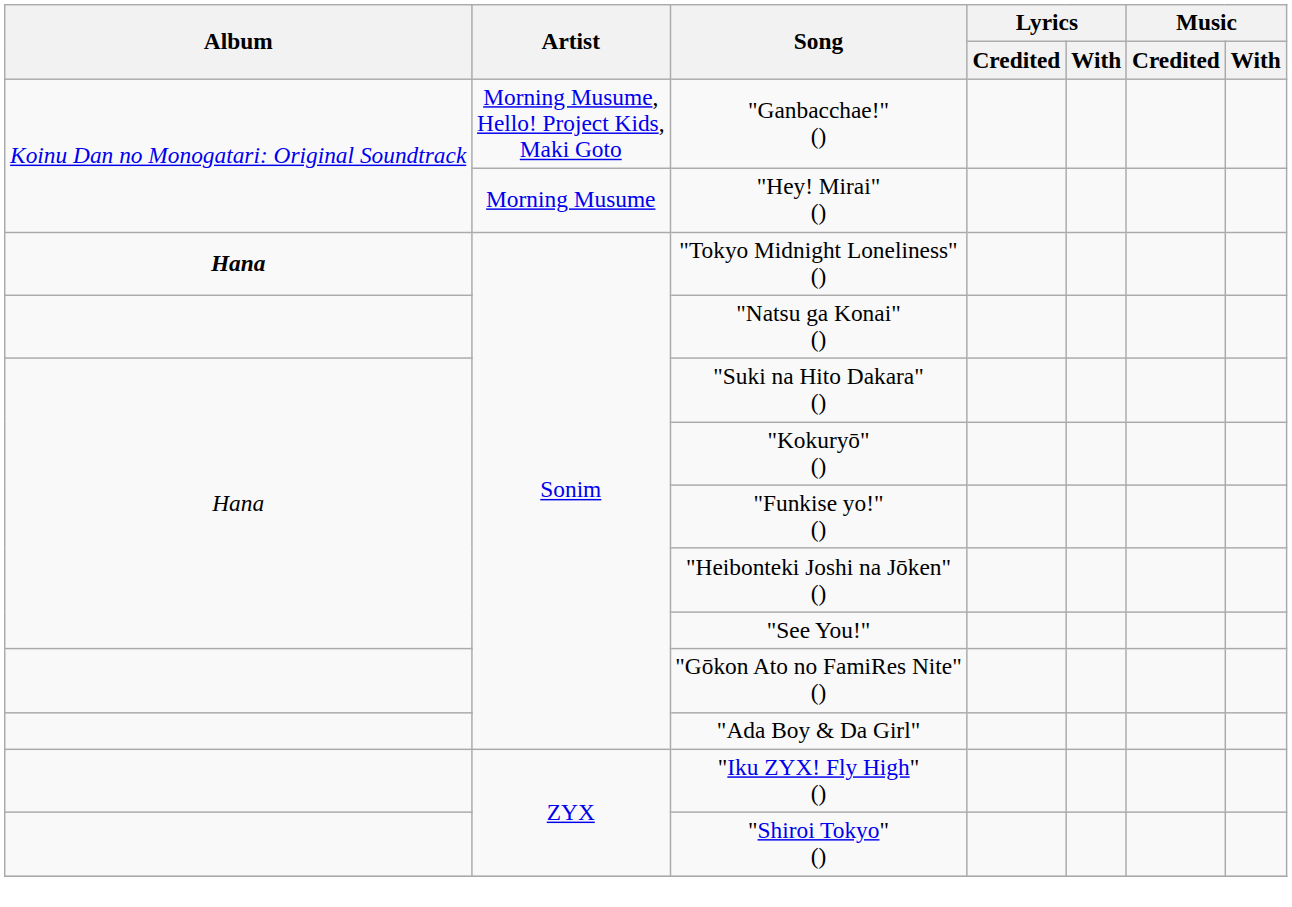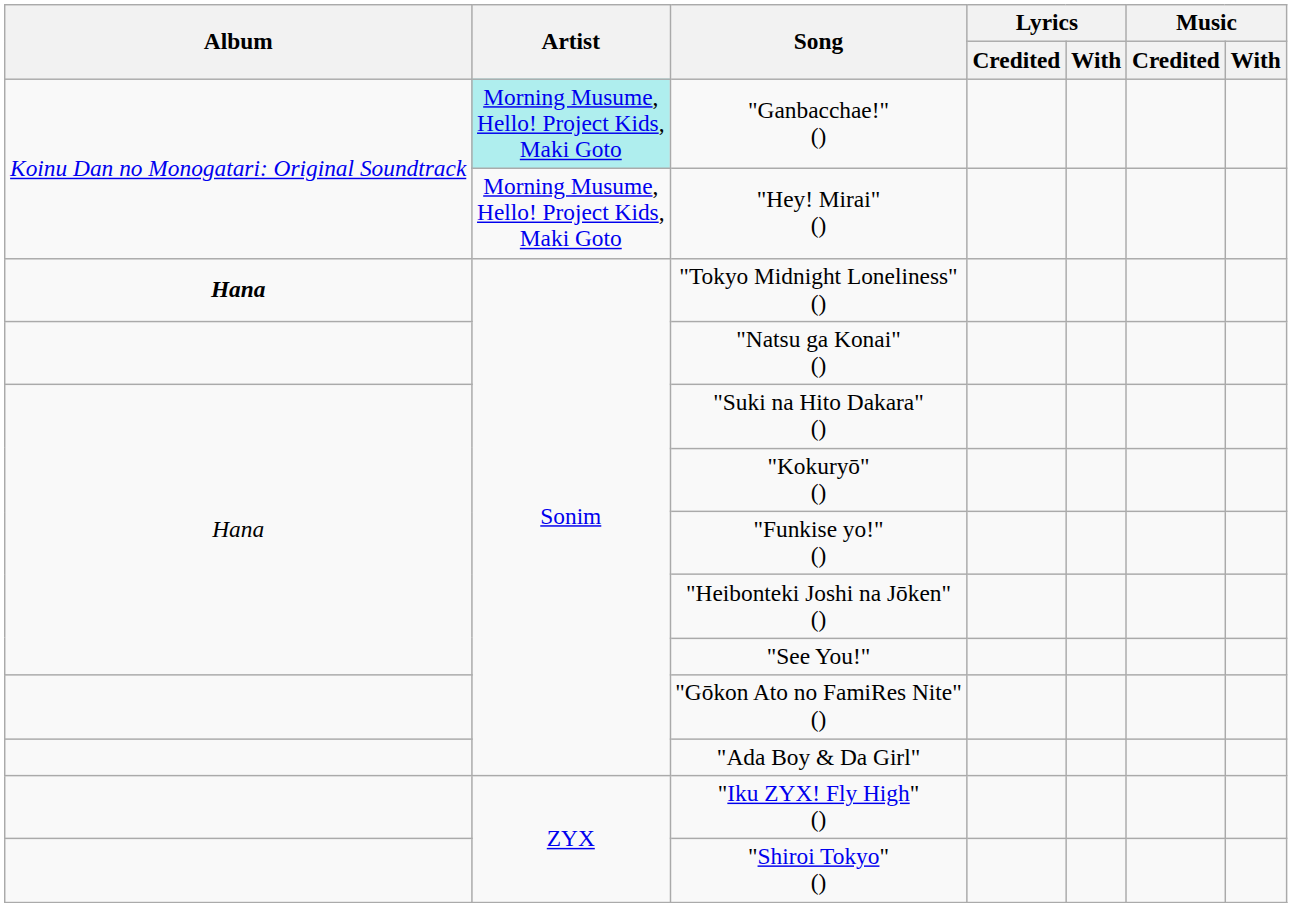(571, 123) no background -> (571, 123) paleturquoise background
(571, 199) Morning Musume -> (571, 213) Morning Musume, Hello! Project Kids, Maki Goto
